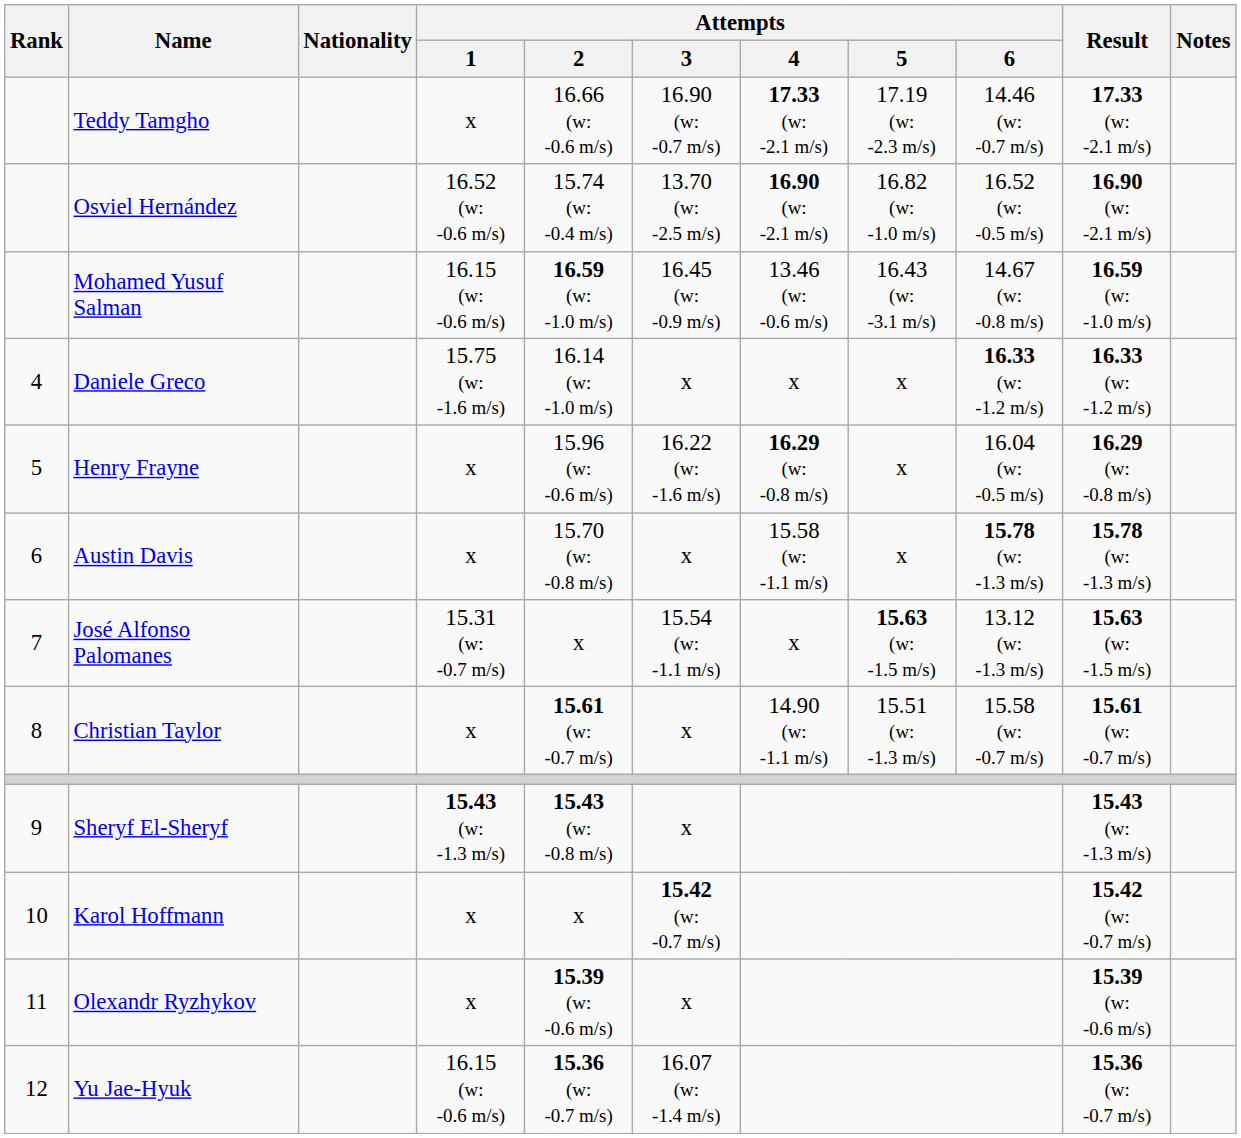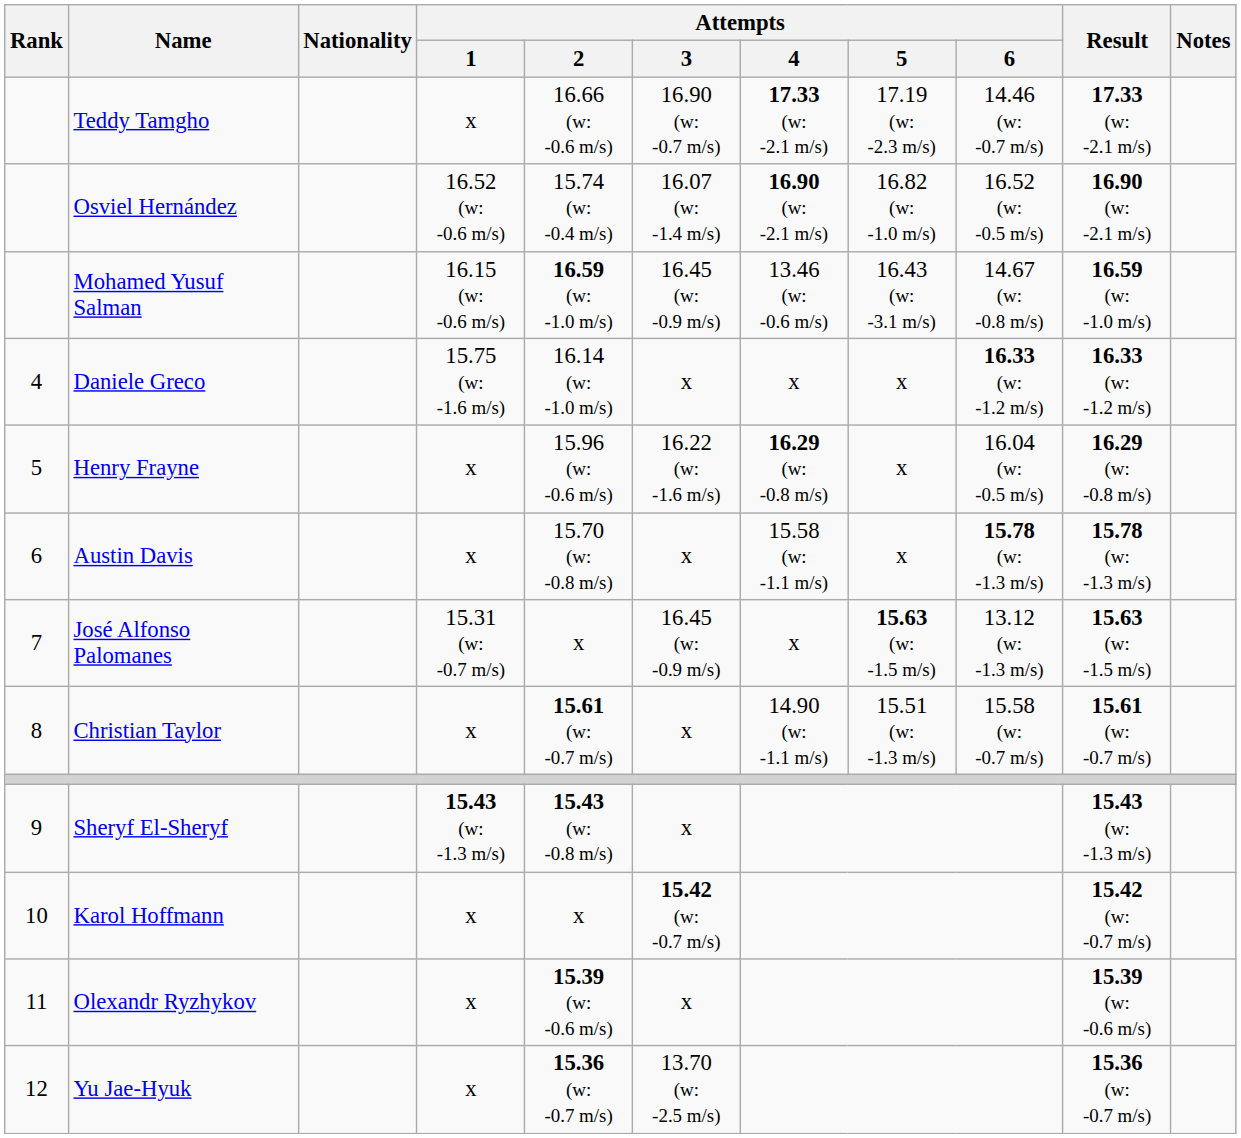(686, 207) 13.70 (w: -2.5 m/s) -> (686, 207) 16.07 (w: -1.4 m/s)
(686, 643) 15.54 (w: -1.1 m/s) -> (686, 643) 16.45 (w: -0.9 m/s)
(471, 1089) 16.15 (w: -0.6 m/s) -> (471, 1089) x
(686, 1089) 16.07 (w: -1.4 m/s) -> (686, 1089) 13.70 (w: -2.5 m/s)
